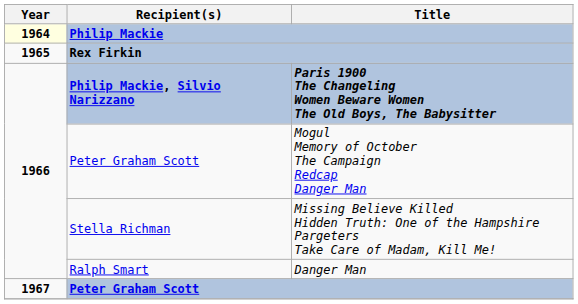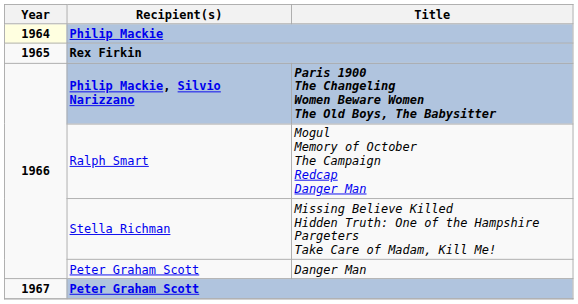(134, 161) Peter Graham Scott -> (109, 161) Ralph Smart
(109, 269) Ralph Smart -> (134, 269) Peter Graham Scott
